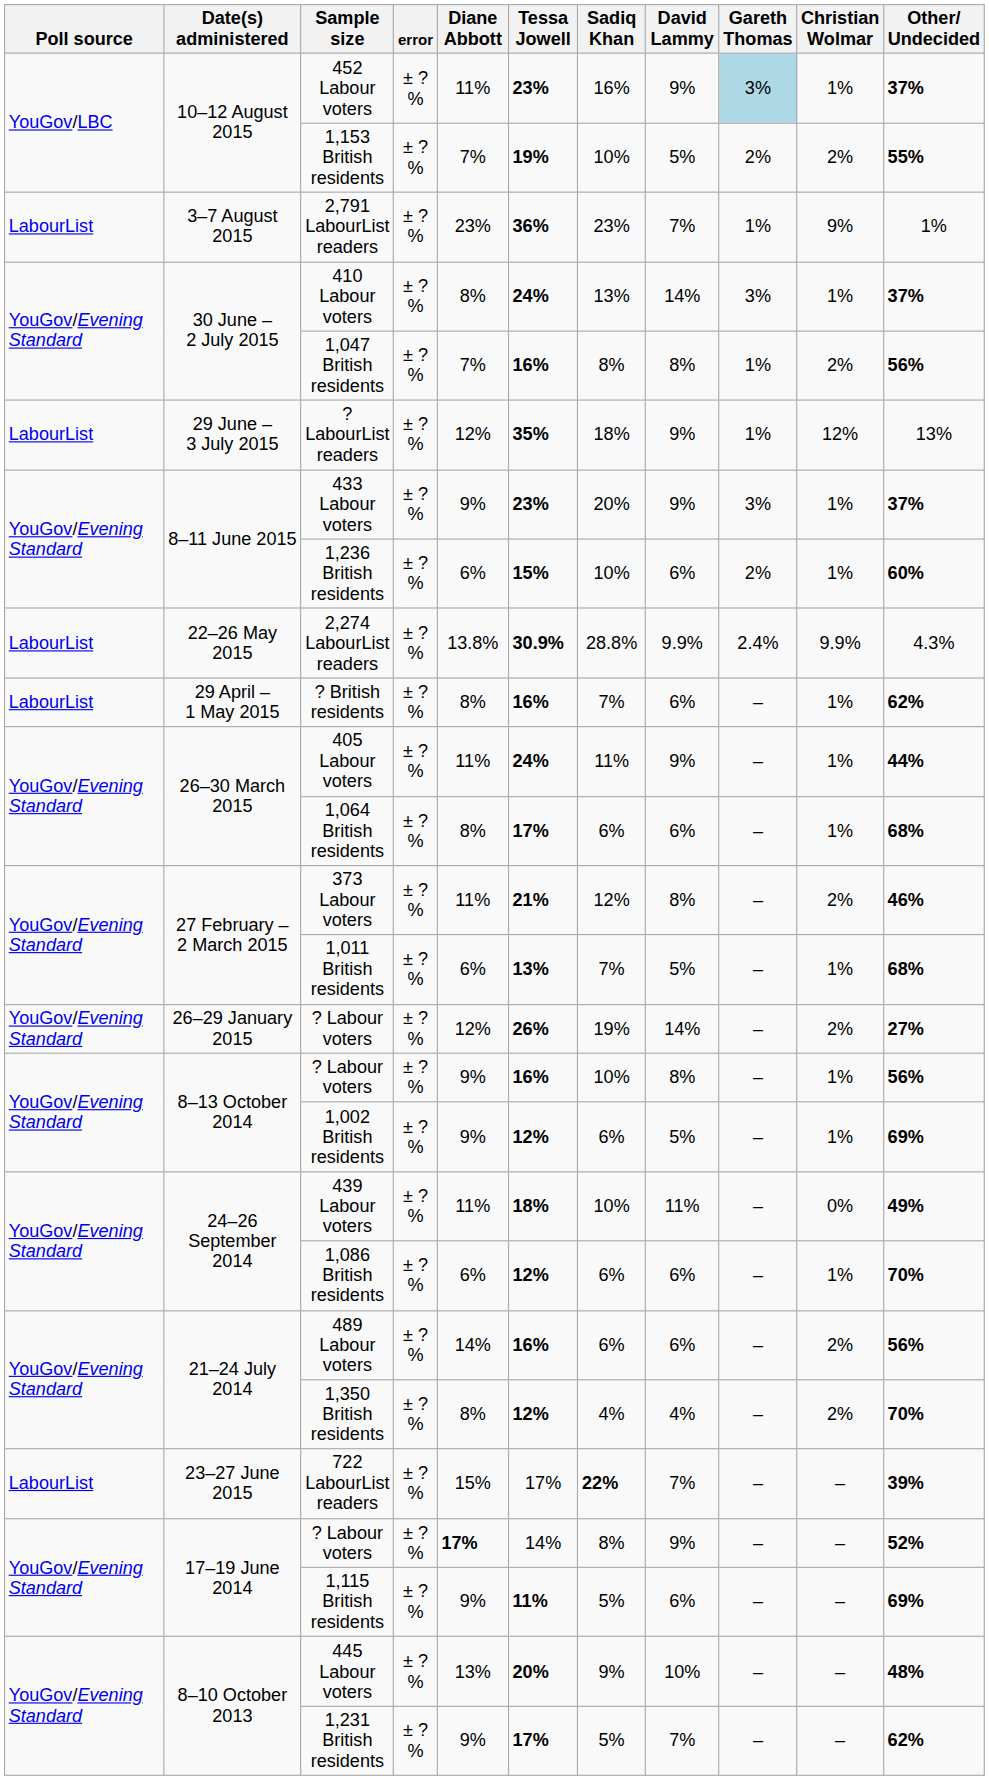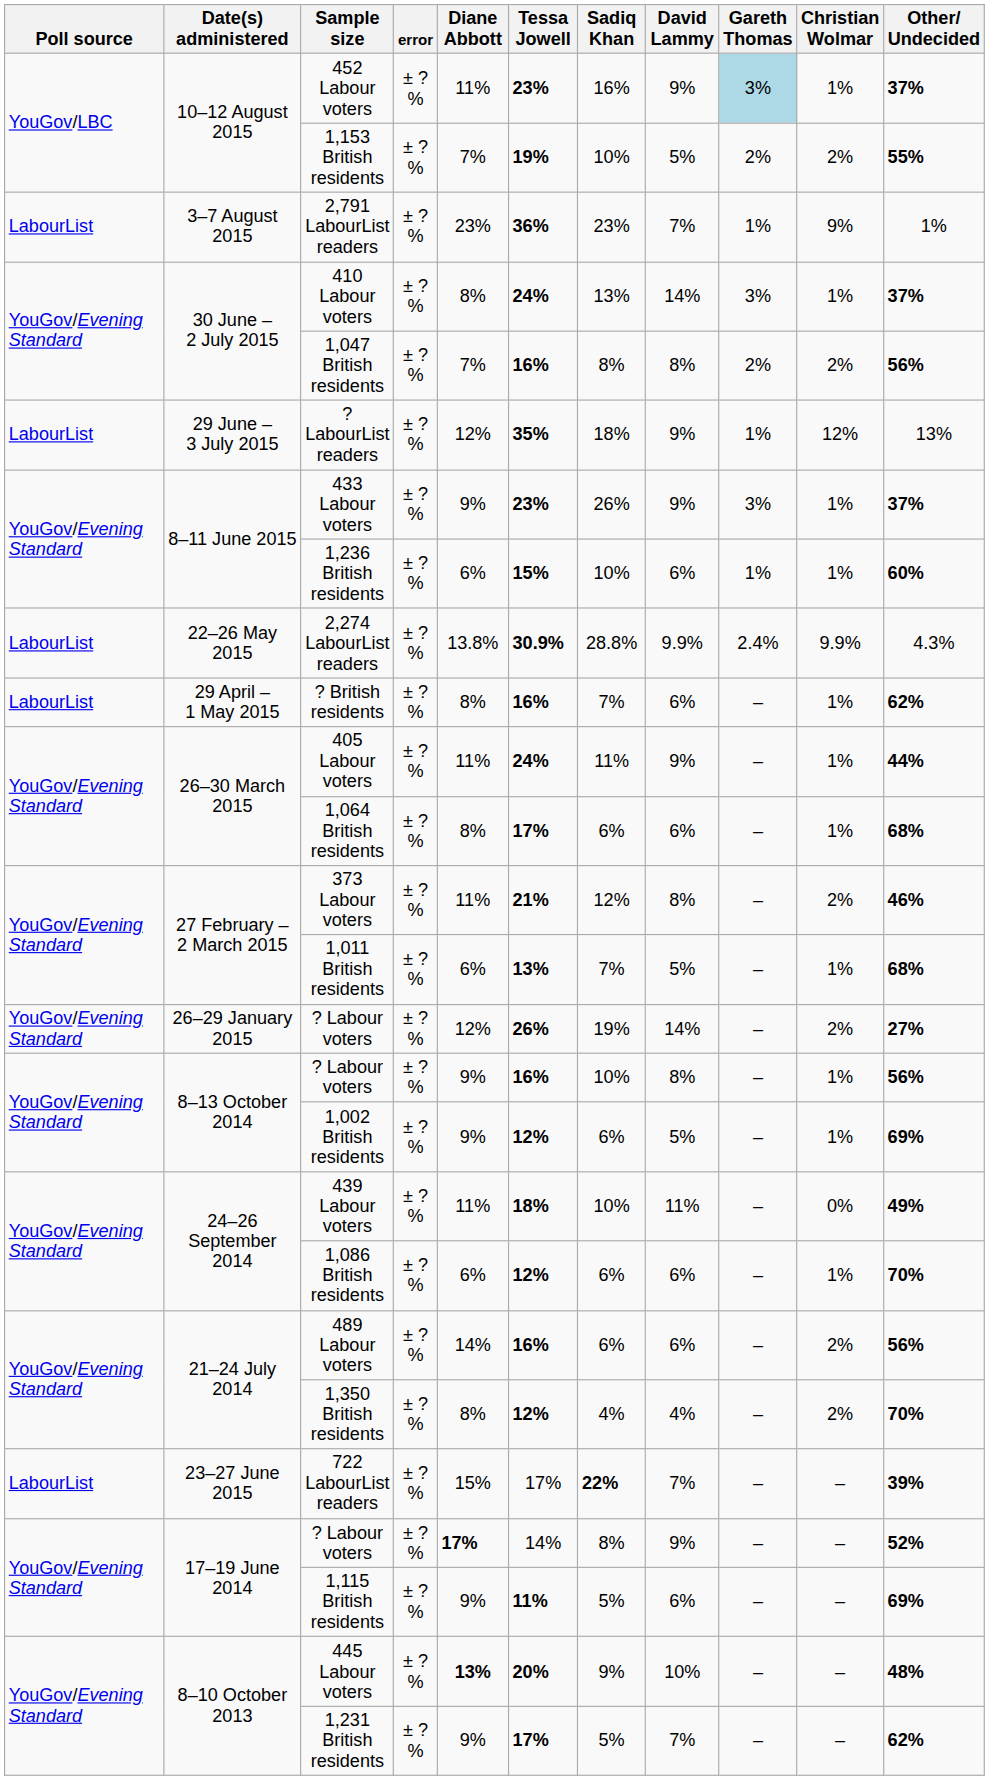(758, 365) 1% -> (758, 365) 2%
(612, 504) 20% -> (612, 504) 26%
(758, 573) 2% -> (758, 573) 1%
(473, 1671) normal -> (473, 1671) bold
